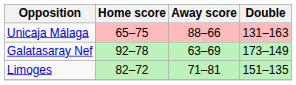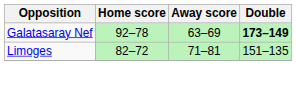- row: (48, 32)
(265, 51) normal -> (265, 32) bold
